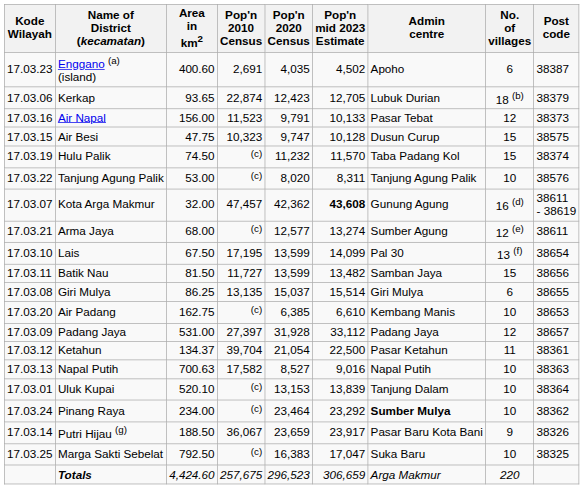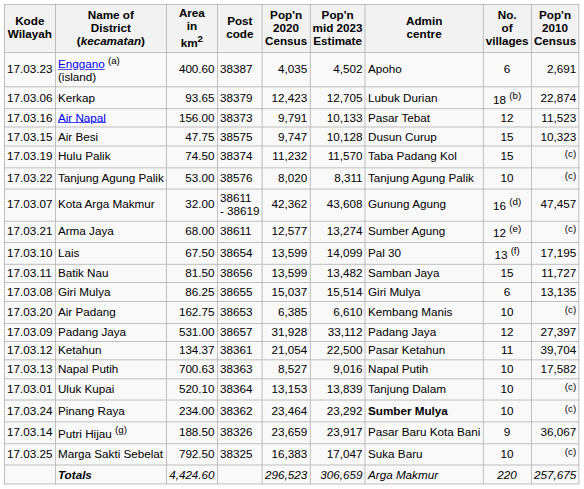columns swapped: (241, 28) <-> (556, 28)
(347, 205) bold -> (345, 205) normal
